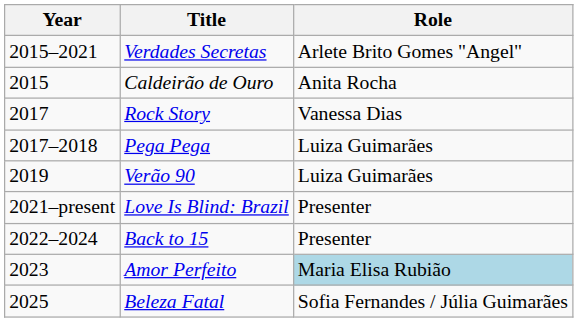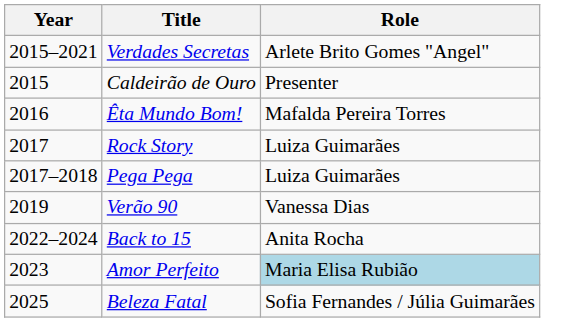(347, 82) Anita Rocha -> (302, 82) Presenter
+ row: (175, 113)
(350, 113) Vanessa Dias -> (332, 144) Luiza Guimarães
(365, 176) Luiza Guimarães -> (317, 207) Vanessa Dias
- row: (207, 207)
(334, 238) Presenter -> (314, 238) Anita Rocha
